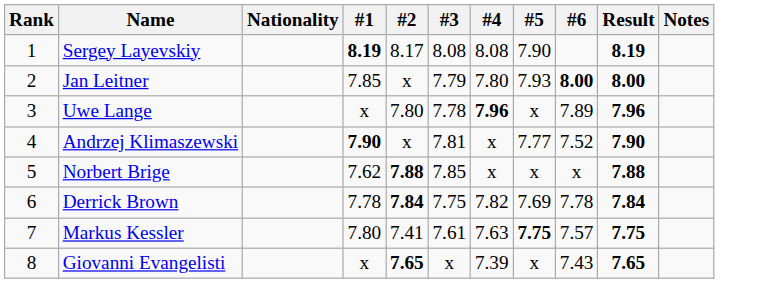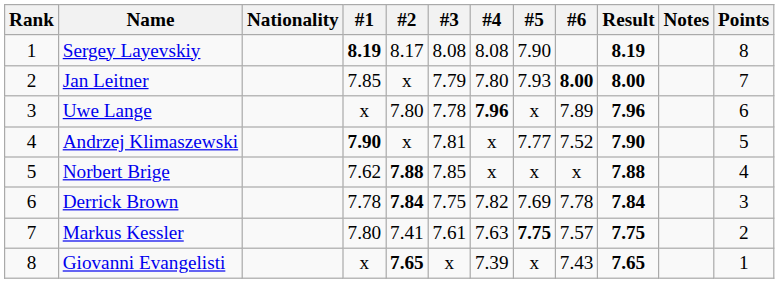+ column: (744, 19)
